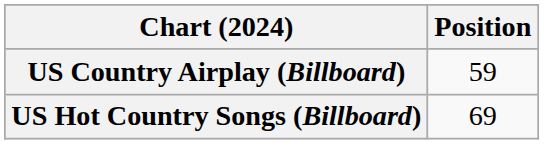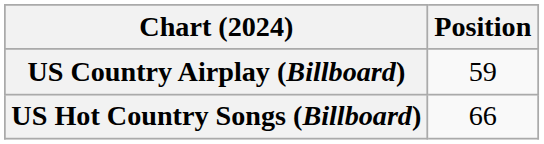(483, 116) 69 -> (483, 116) 66
